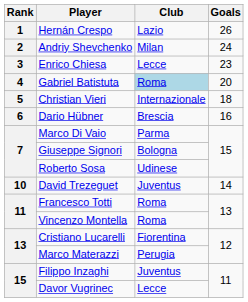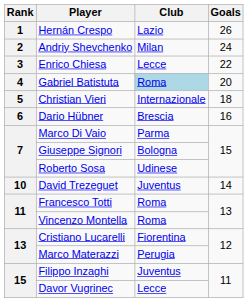(226, 64) 23 -> (226, 64) 22
